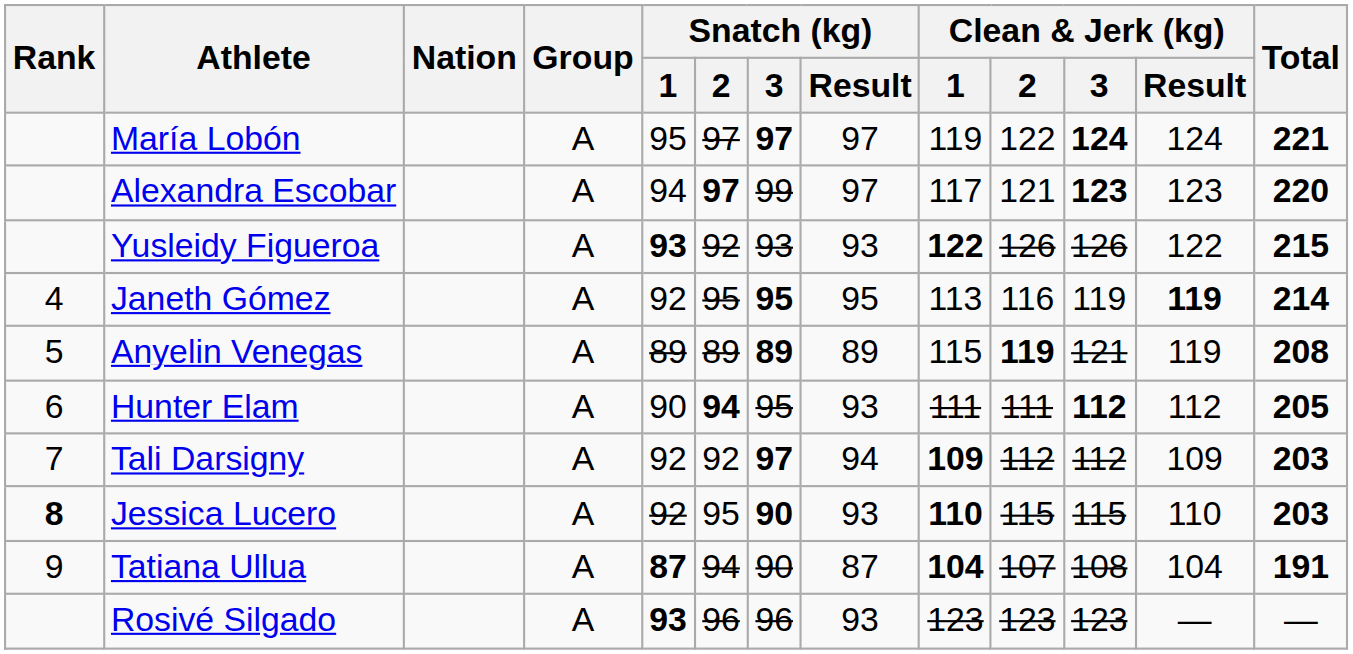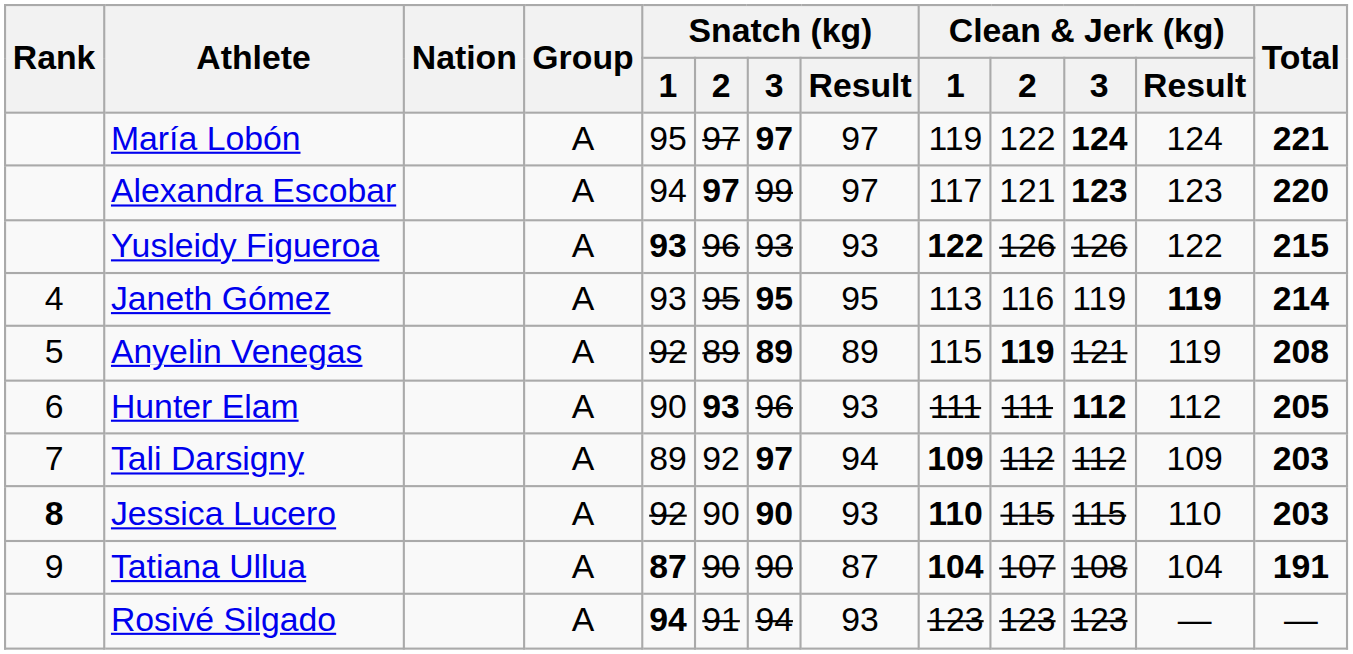(721, 245) 92 -> (721, 245) 96
(668, 298) 92 -> (668, 298) 93
(668, 352) 89 -> (668, 352) 92
(721, 406) 94 -> (721, 406) 93
(774, 406) 95 -> (774, 406) 96
(668, 459) 92 -> (668, 459) 89
(721, 513) 95 -> (721, 513) 90
(721, 566) 94 -> (721, 566) 90
(668, 620) 93 -> (668, 620) 94
(721, 620) 96 -> (721, 620) 91
(774, 620) 96 -> (774, 620) 94
